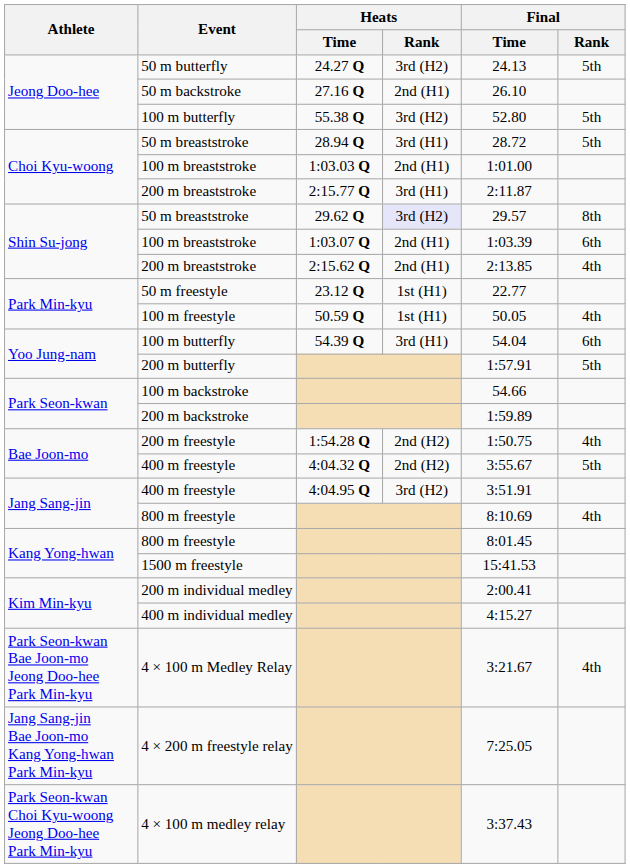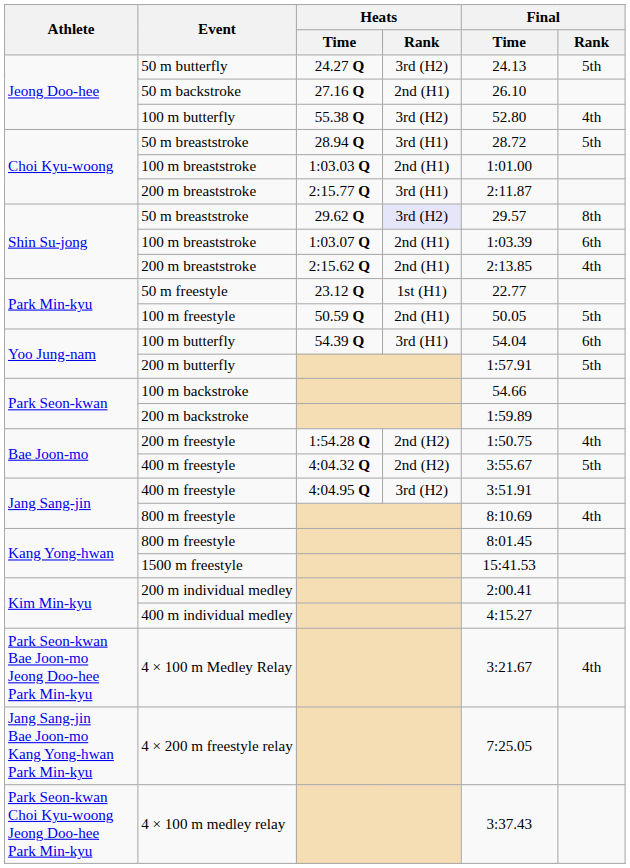(592, 117) 5th -> (592, 117) 4th
(422, 316) 1st (H1) -> (422, 316) 2nd (H1)
(592, 316) 4th -> (592, 316) 5th
